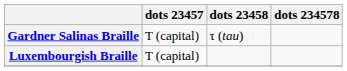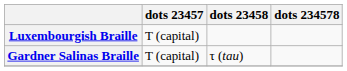rows swapped: (73, 35) <-> (73, 55)
